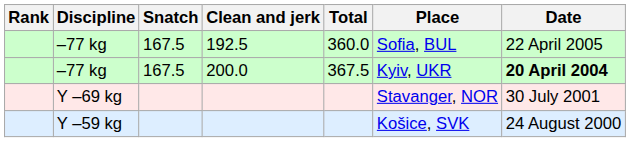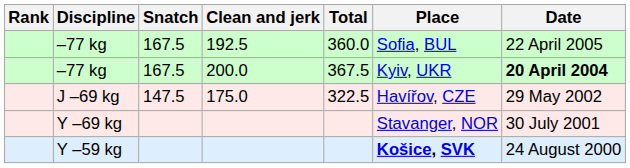+ row: (88, 96)
(423, 123) normal -> (426, 149) bold
